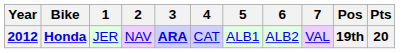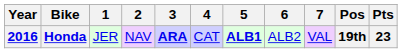(23, 36) 2012 -> (23, 36) 2016
(243, 36) normal -> (244, 36) bold
(381, 36) 20 -> (383, 36) 23
